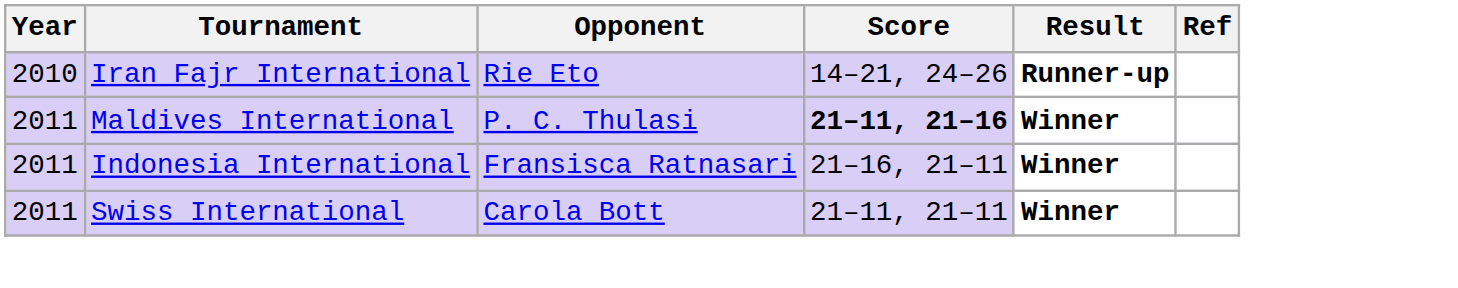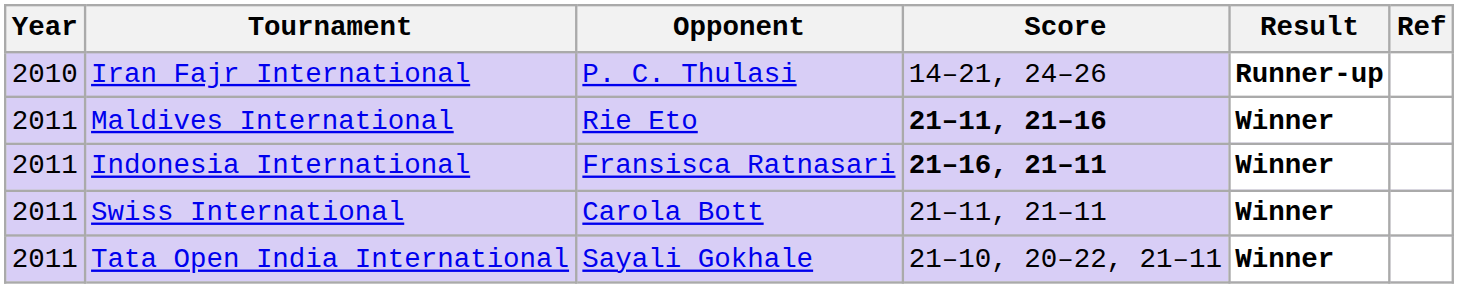(541, 74) Rie Eto -> (690, 74) P. C. Thulasi
(591, 120) P. C. Thulasi -> (640, 120) Rie Eto
(909, 167) normal -> (1008, 167) bold
+ row: (330, 259)
